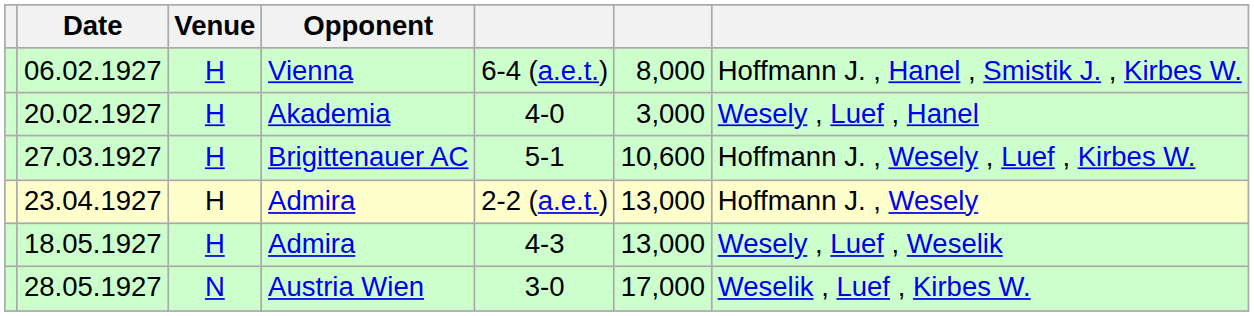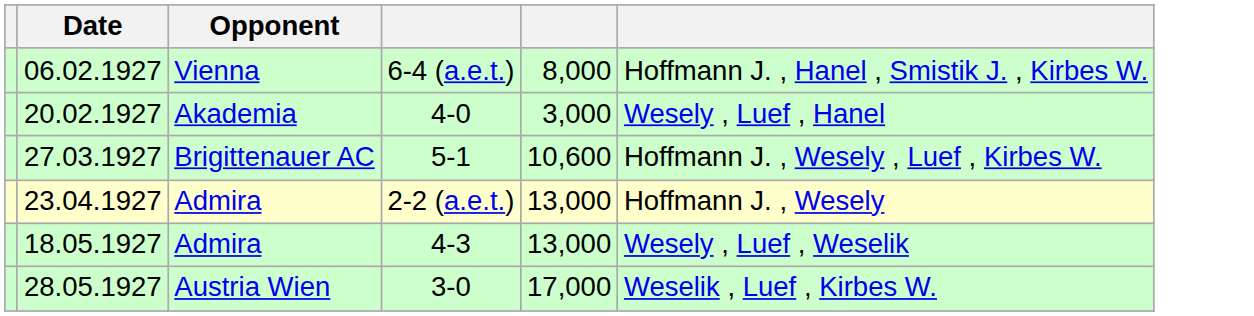- column: (215, 26)
